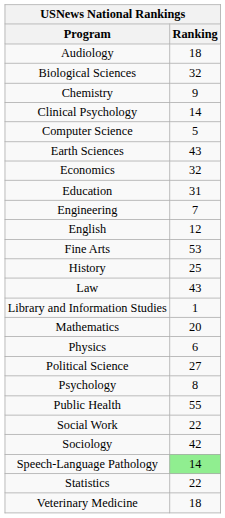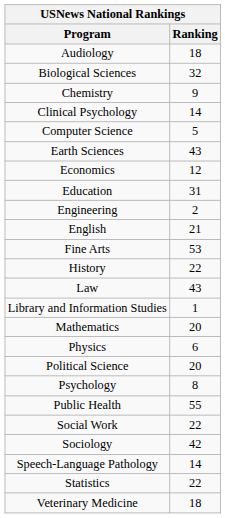(195, 170) 32 -> (195, 170) 12
(195, 209) 7 -> (195, 209) 2
(195, 229) 12 -> (195, 229) 21
(195, 268) 25 -> (195, 268) 22
(195, 366) 27 -> (195, 366) 20
(195, 463) lightgreen background -> (195, 463) no background
